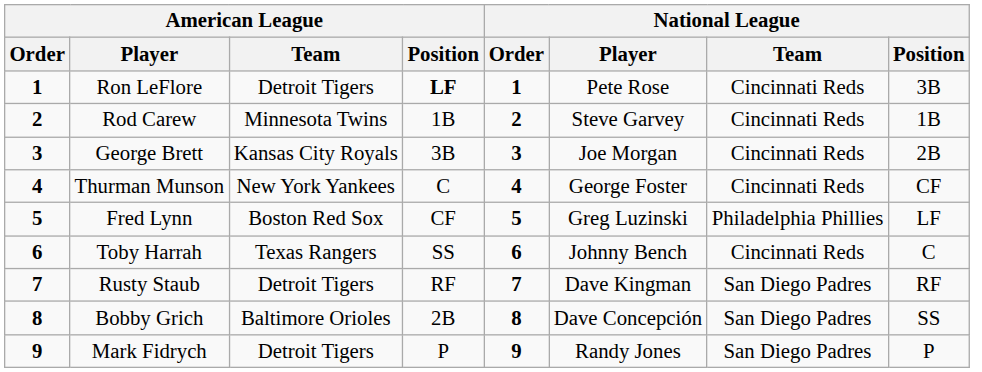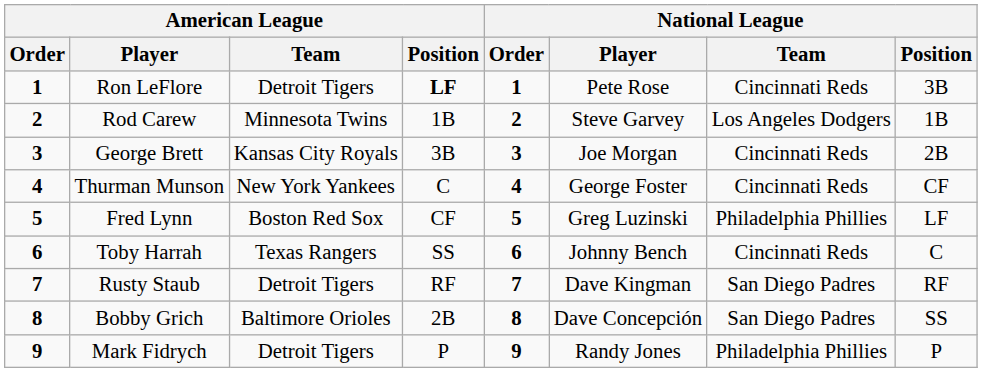(798, 119) Cincinnati Reds -> (801, 119) Los Angeles Dodgers
(797, 350) San Diego Padres -> (801, 350) Philadelphia Phillies
